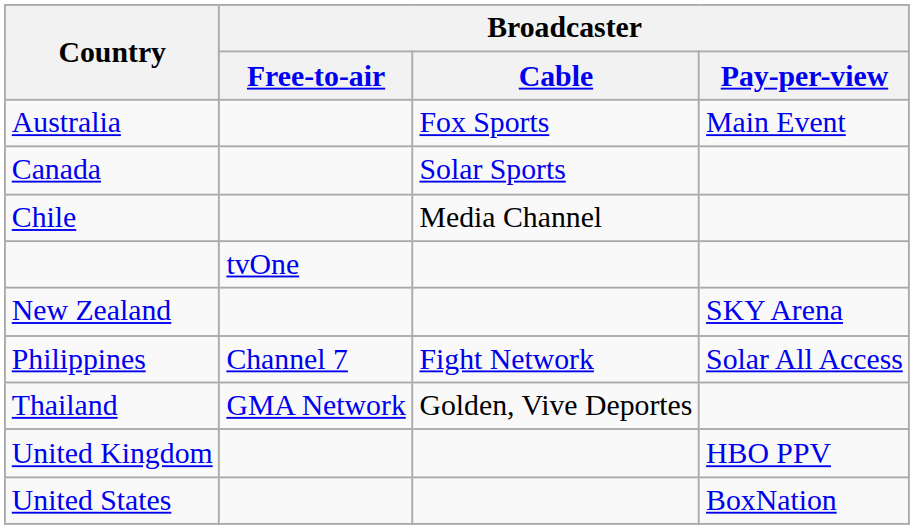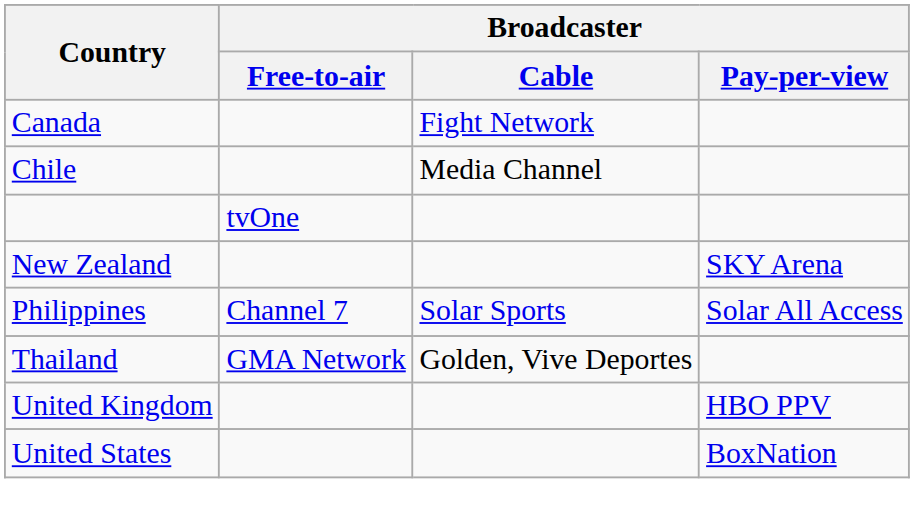- row: (66, 122)
(493, 169) Solar Sports -> (507, 122) Fight Network
(507, 358) Fight Network -> (493, 311) Solar Sports
